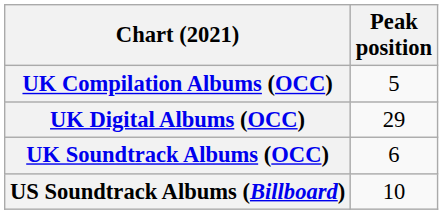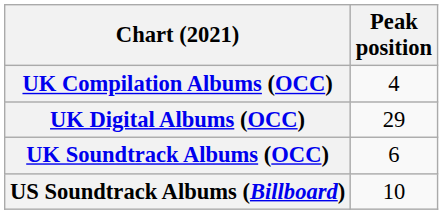(394, 83) 5 -> (394, 83) 4
